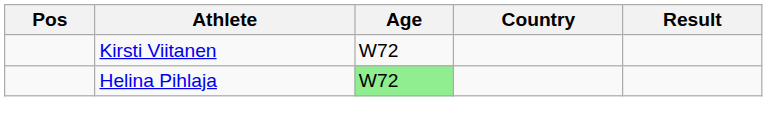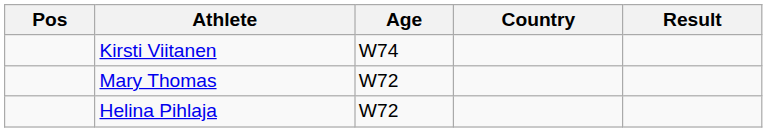(379, 50) W72 -> (379, 50) W74
+ row: (158, 80)
(379, 80) lightgreen background -> (379, 111) no background
